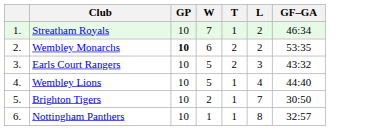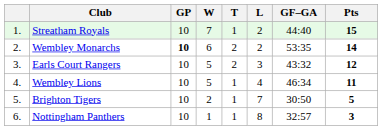+ column: (351, 13)
(299, 30) 46:34 -> (299, 30) 44:40
(299, 82) 44:40 -> (299, 82) 46:34
